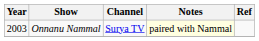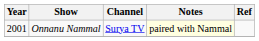(17, 28) 2003 -> (17, 28) 2001
